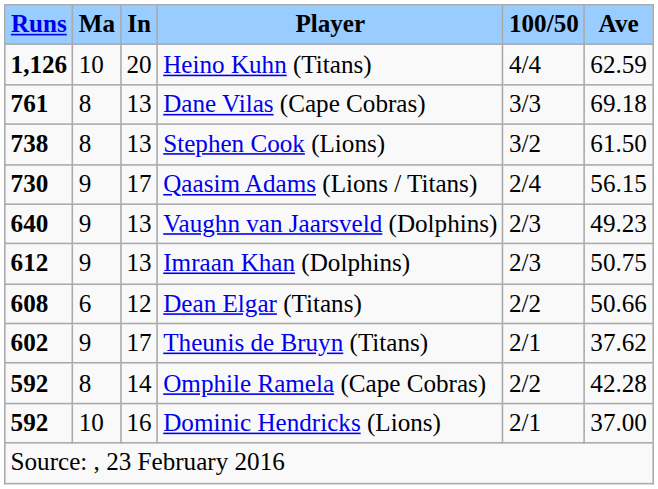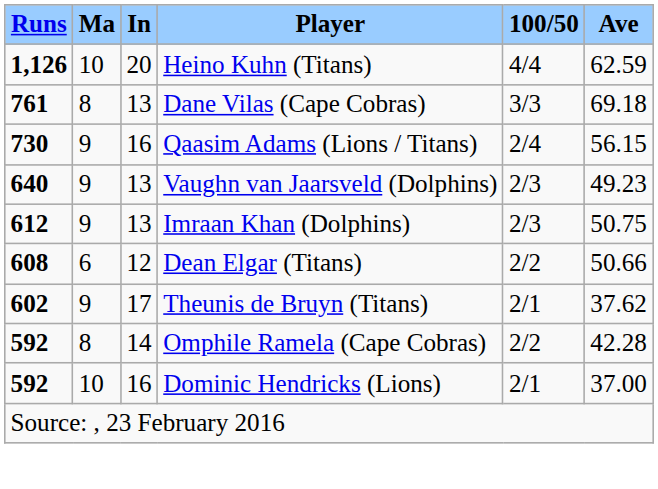- row: (274, 143)
(139, 183) 17 -> (139, 143) 16
